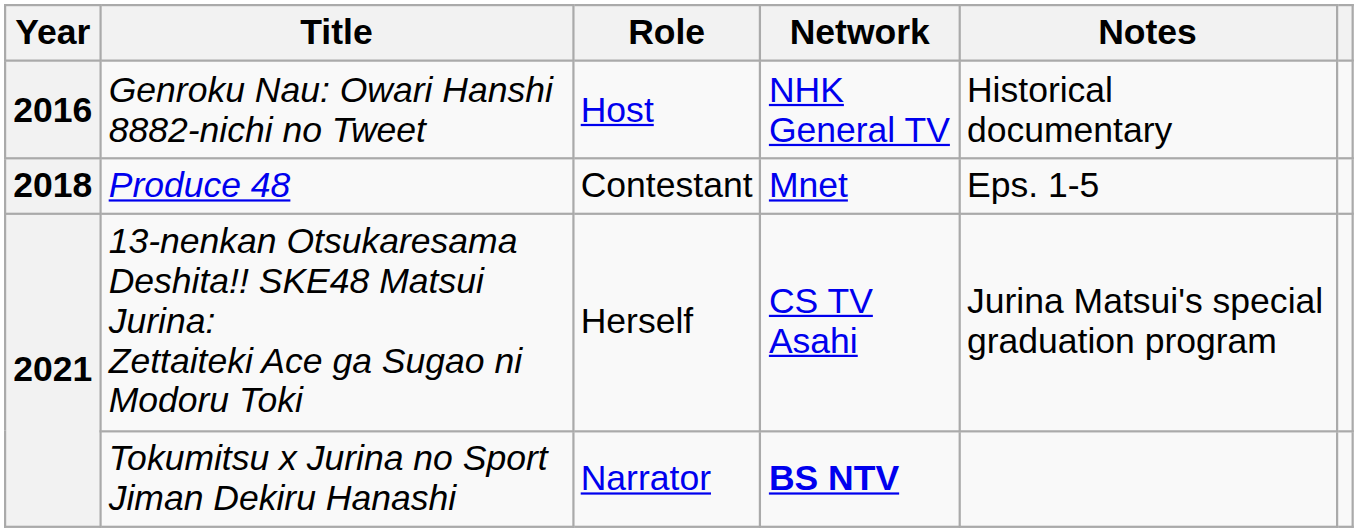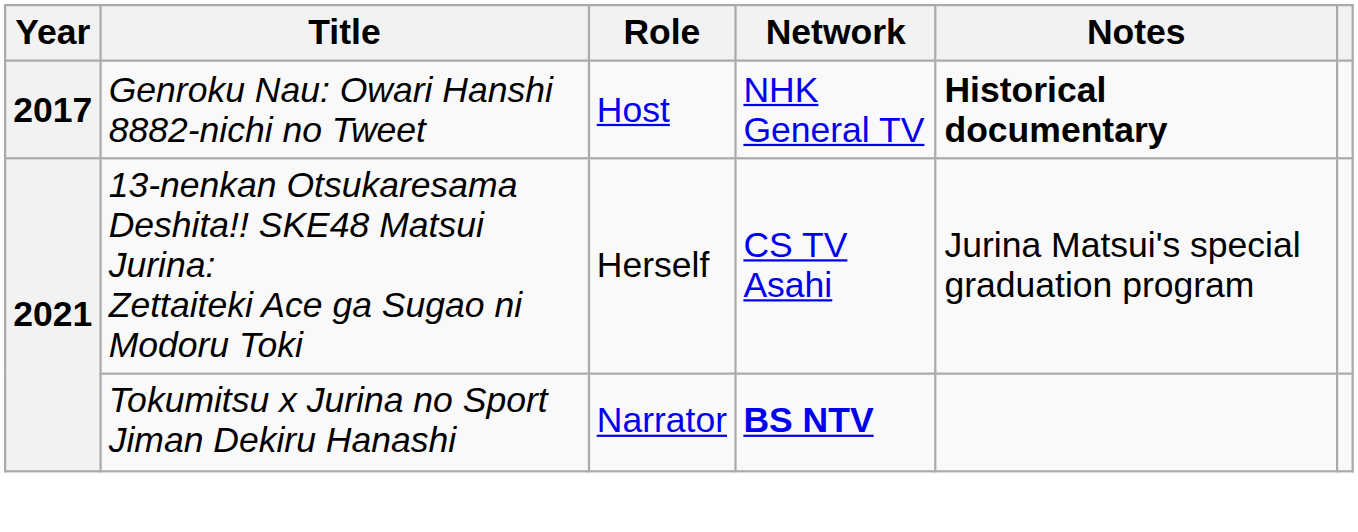(53, 108) 2016 -> (53, 108) 2017
(1070, 108) normal -> (1056, 108) bold
- row: (200, 185)
